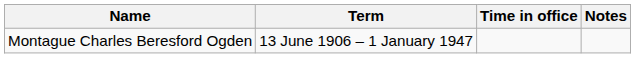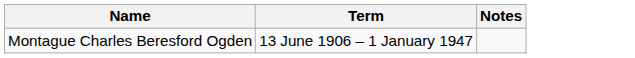- column: (529, 16)
